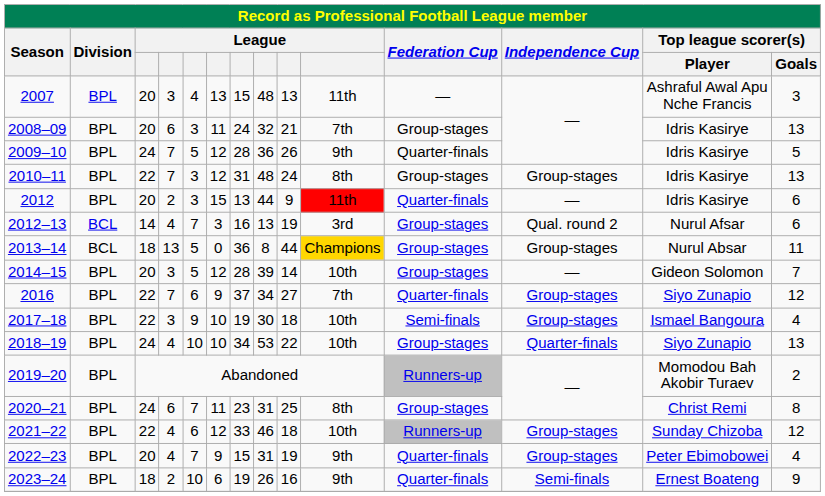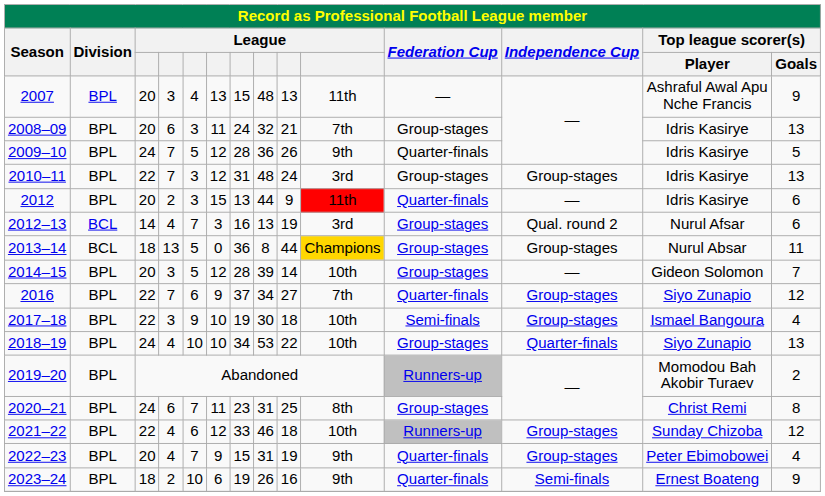(796, 96) 3 -> (796, 96) 9
(343, 176) 8th -> (343, 176) 3rd
